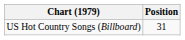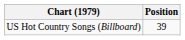(162, 27) 31 -> (162, 27) 39
